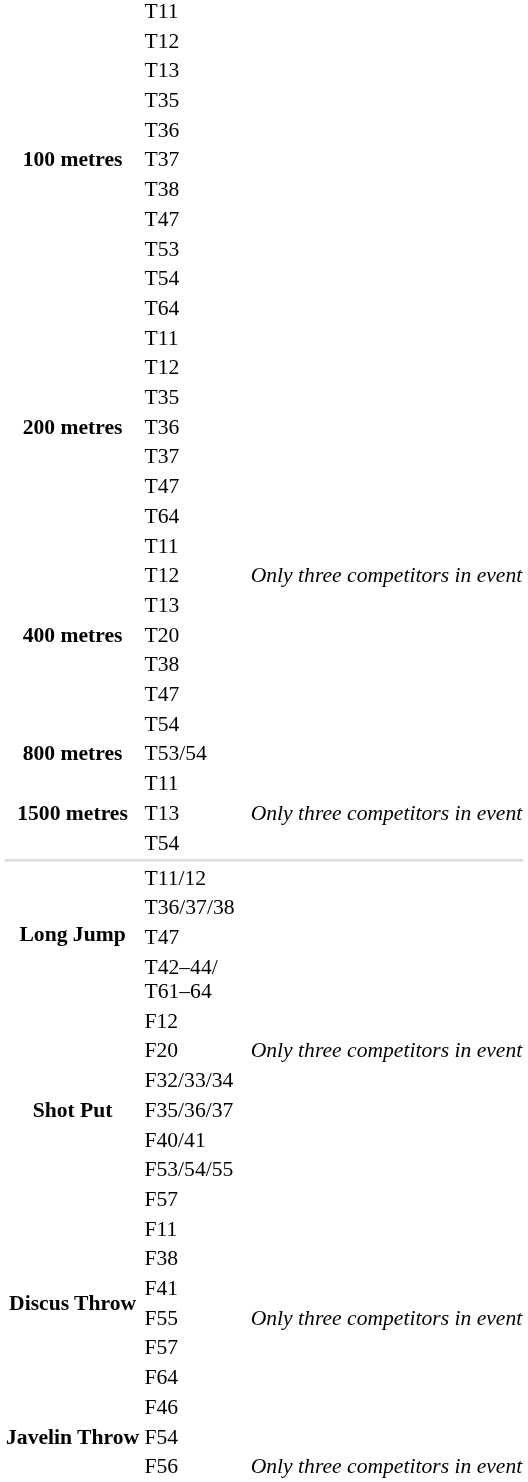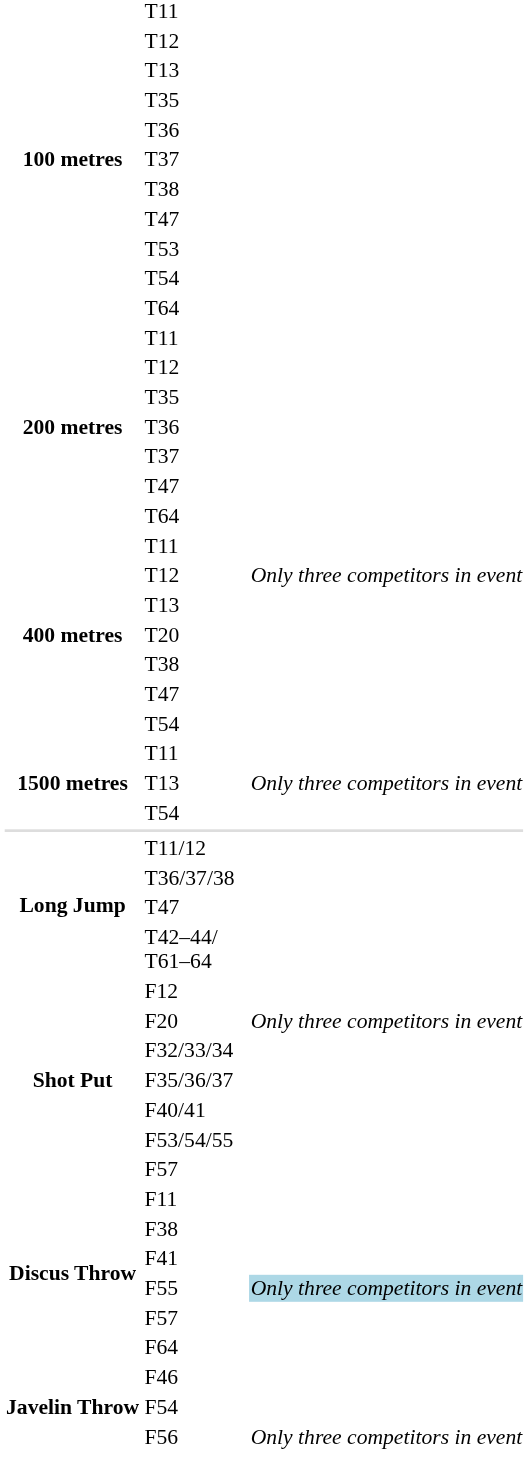- row: (73, 753)
(386, 1317) no background -> (386, 1288) lightblue background
